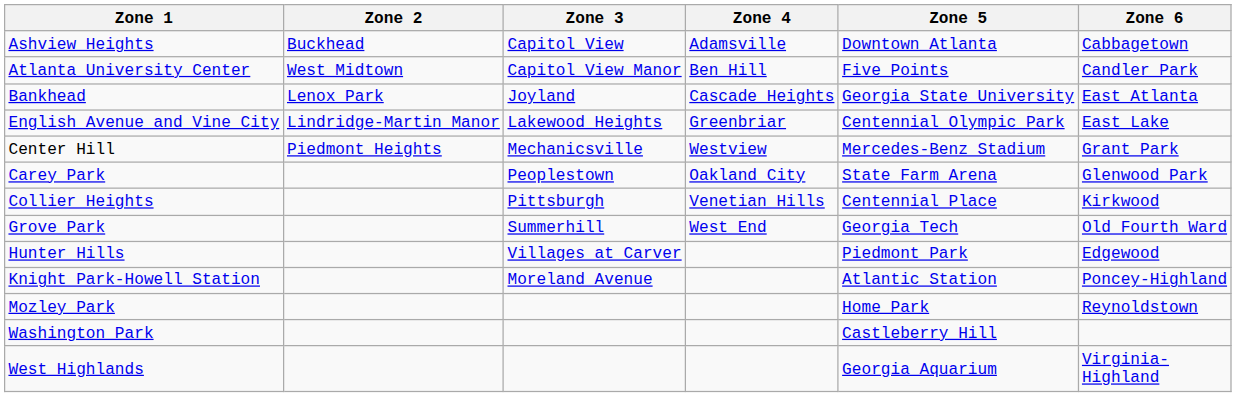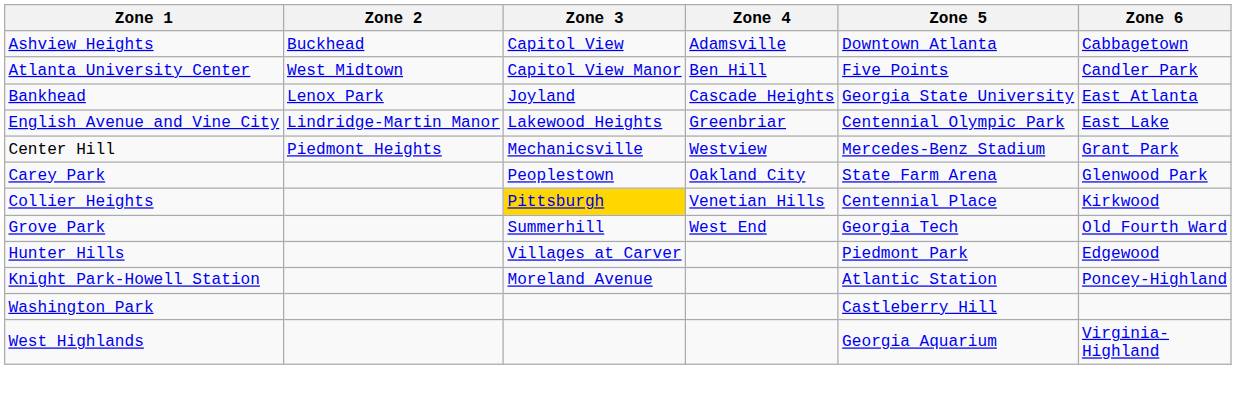(556, 202) no background -> (556, 202) gold background
- row: (62, 307)
